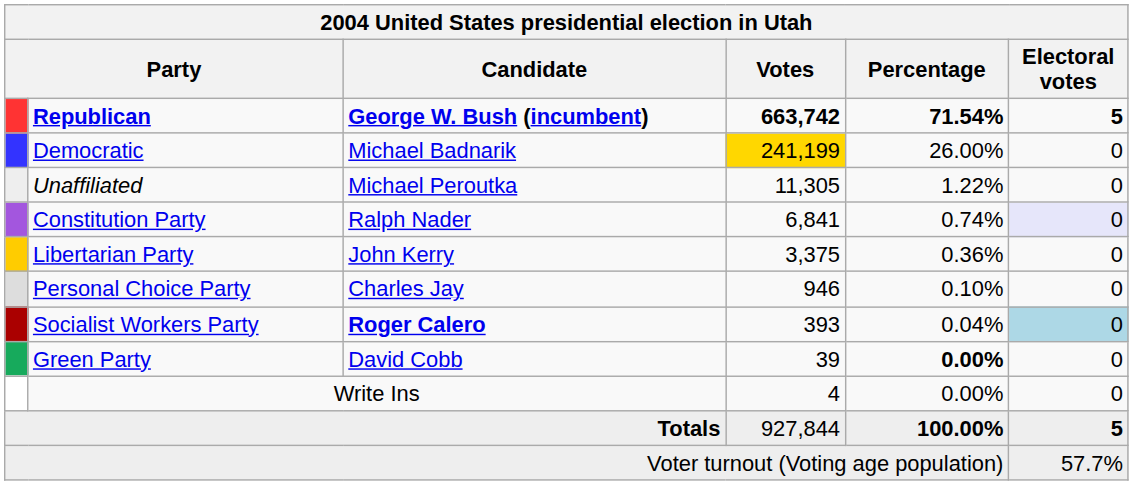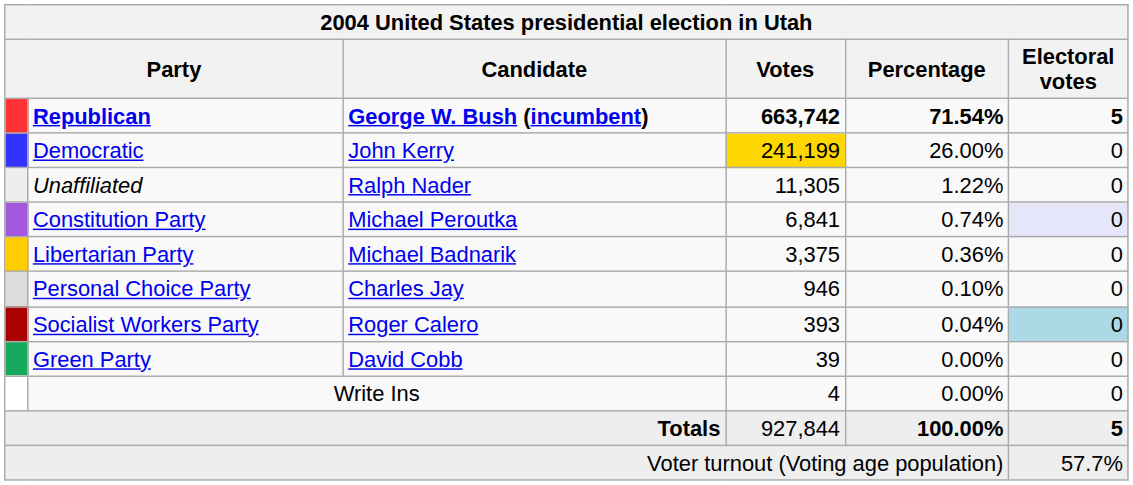(432, 151) Michael Badnarik -> (401, 151) John Kerry
(433, 185) Michael Peroutka -> (410, 185) Ralph Nader
(410, 220) Ralph Nader -> (433, 220) Michael Peroutka
(401, 255) John Kerry -> (432, 255) Michael Badnarik
(417, 324) bold -> (413, 324) normal
(972, 359) bold -> (972, 359) normal
